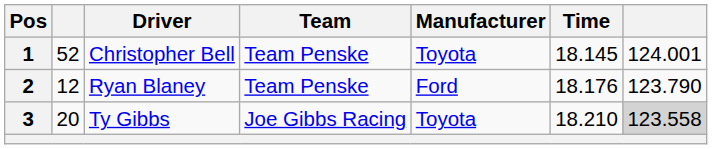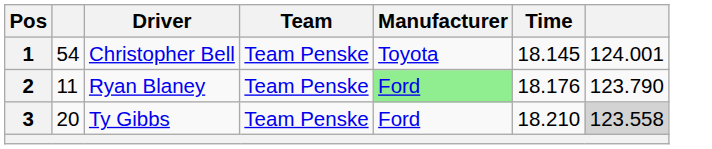(68, 54) 52 -> (68, 54) 54
(68, 86) 12 -> (67, 86) 11
(437, 86) no background -> (399, 86) lightgreen background
(325, 119) Joe Gibbs Racing -> (306, 119) Team Penske
(446, 119) Toyota -> (399, 119) Ford
